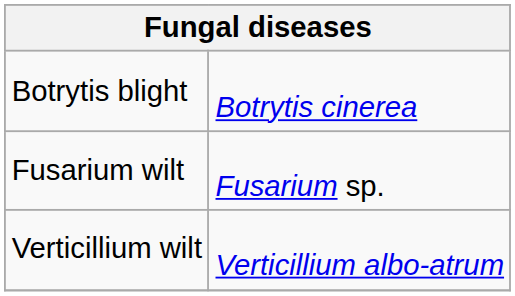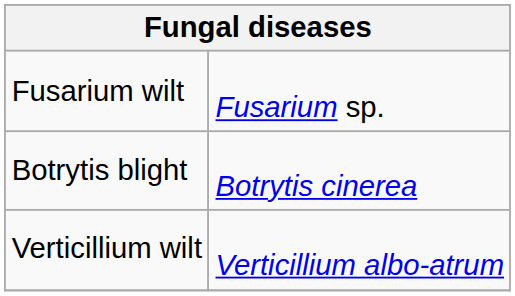rows swapped: (100, 90) <-> (98, 170)
